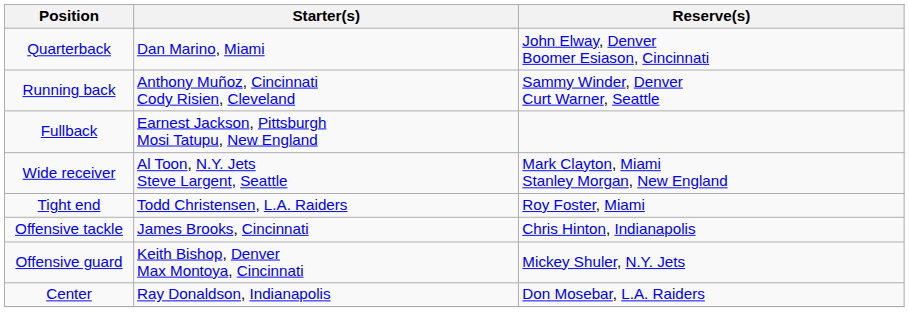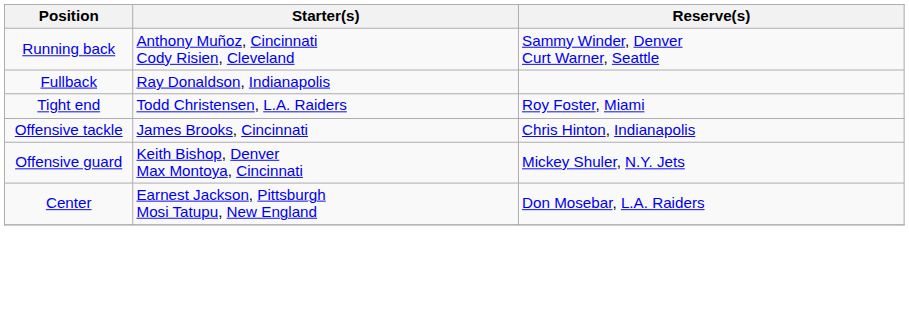- row: (69, 49)
(232, 131) Earnest Jackson, Pittsburgh Mosi Tatupu, New England -> (233, 81) Ray Donaldson, Indianapolis
- row: (69, 172)
(234, 294) Ray Donaldson, Indianapolis -> (231, 203) Earnest Jackson, Pittsburgh Mosi Tatupu, New England
